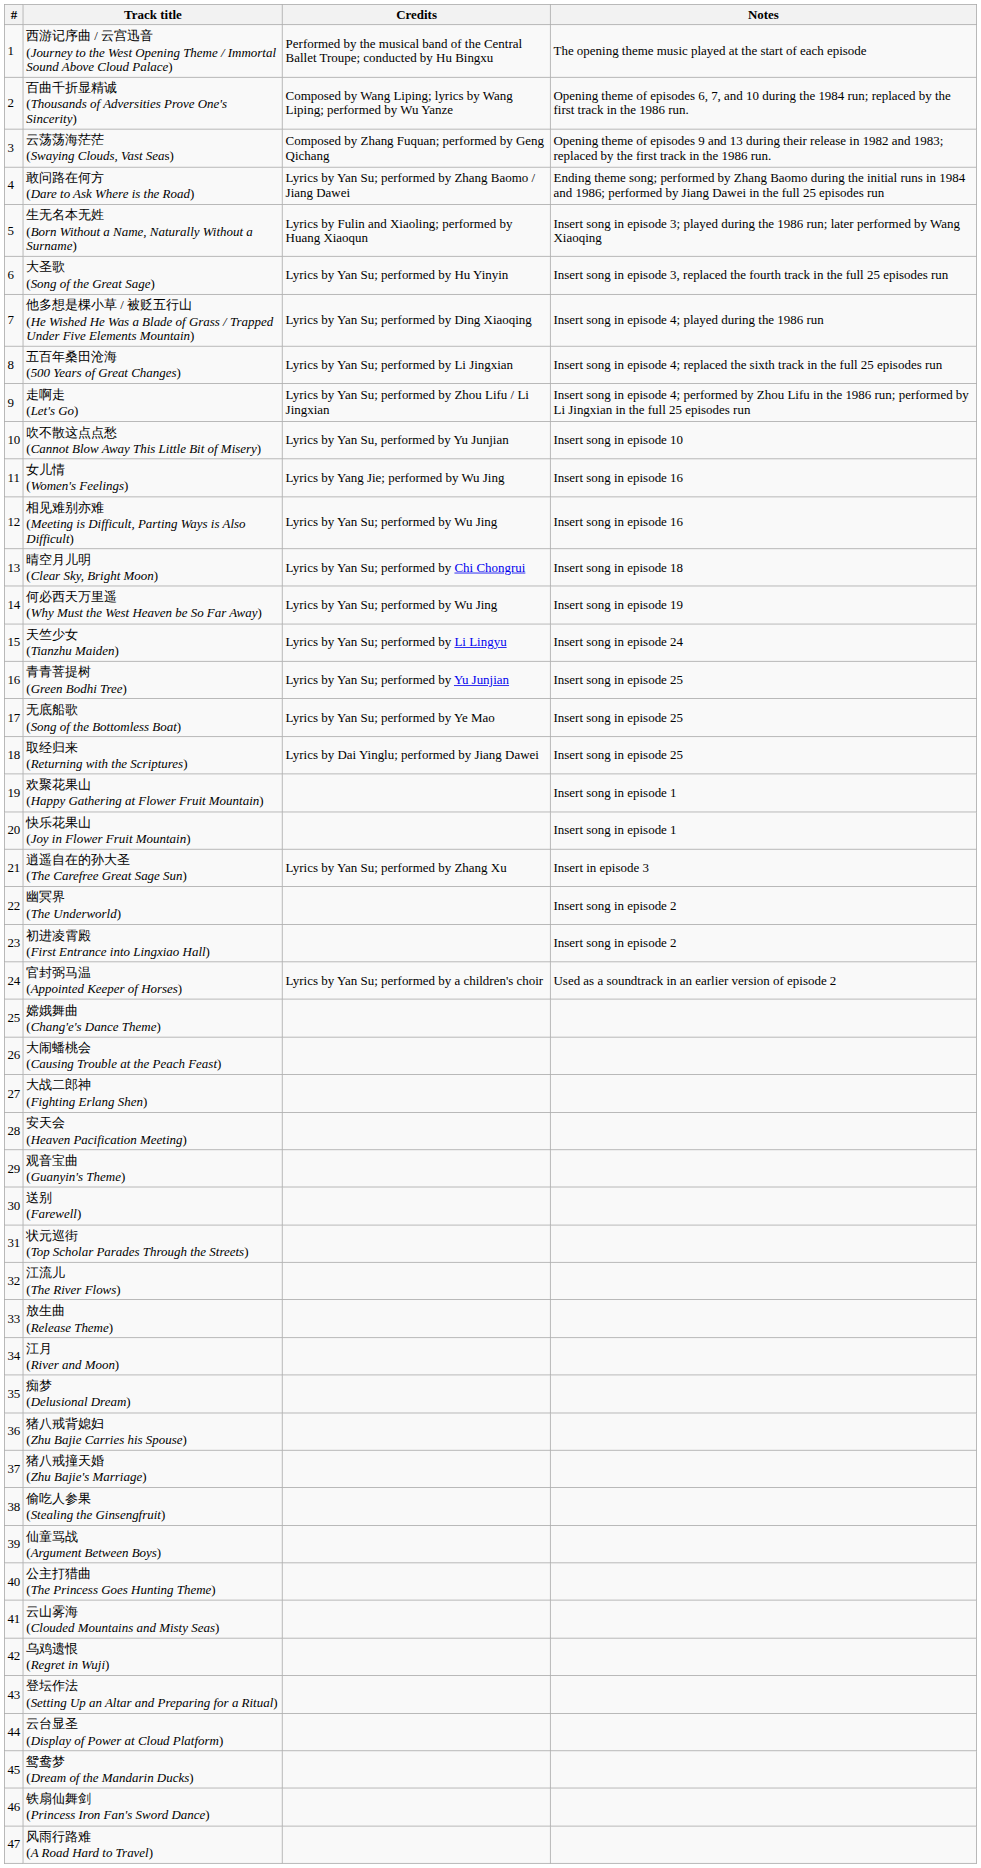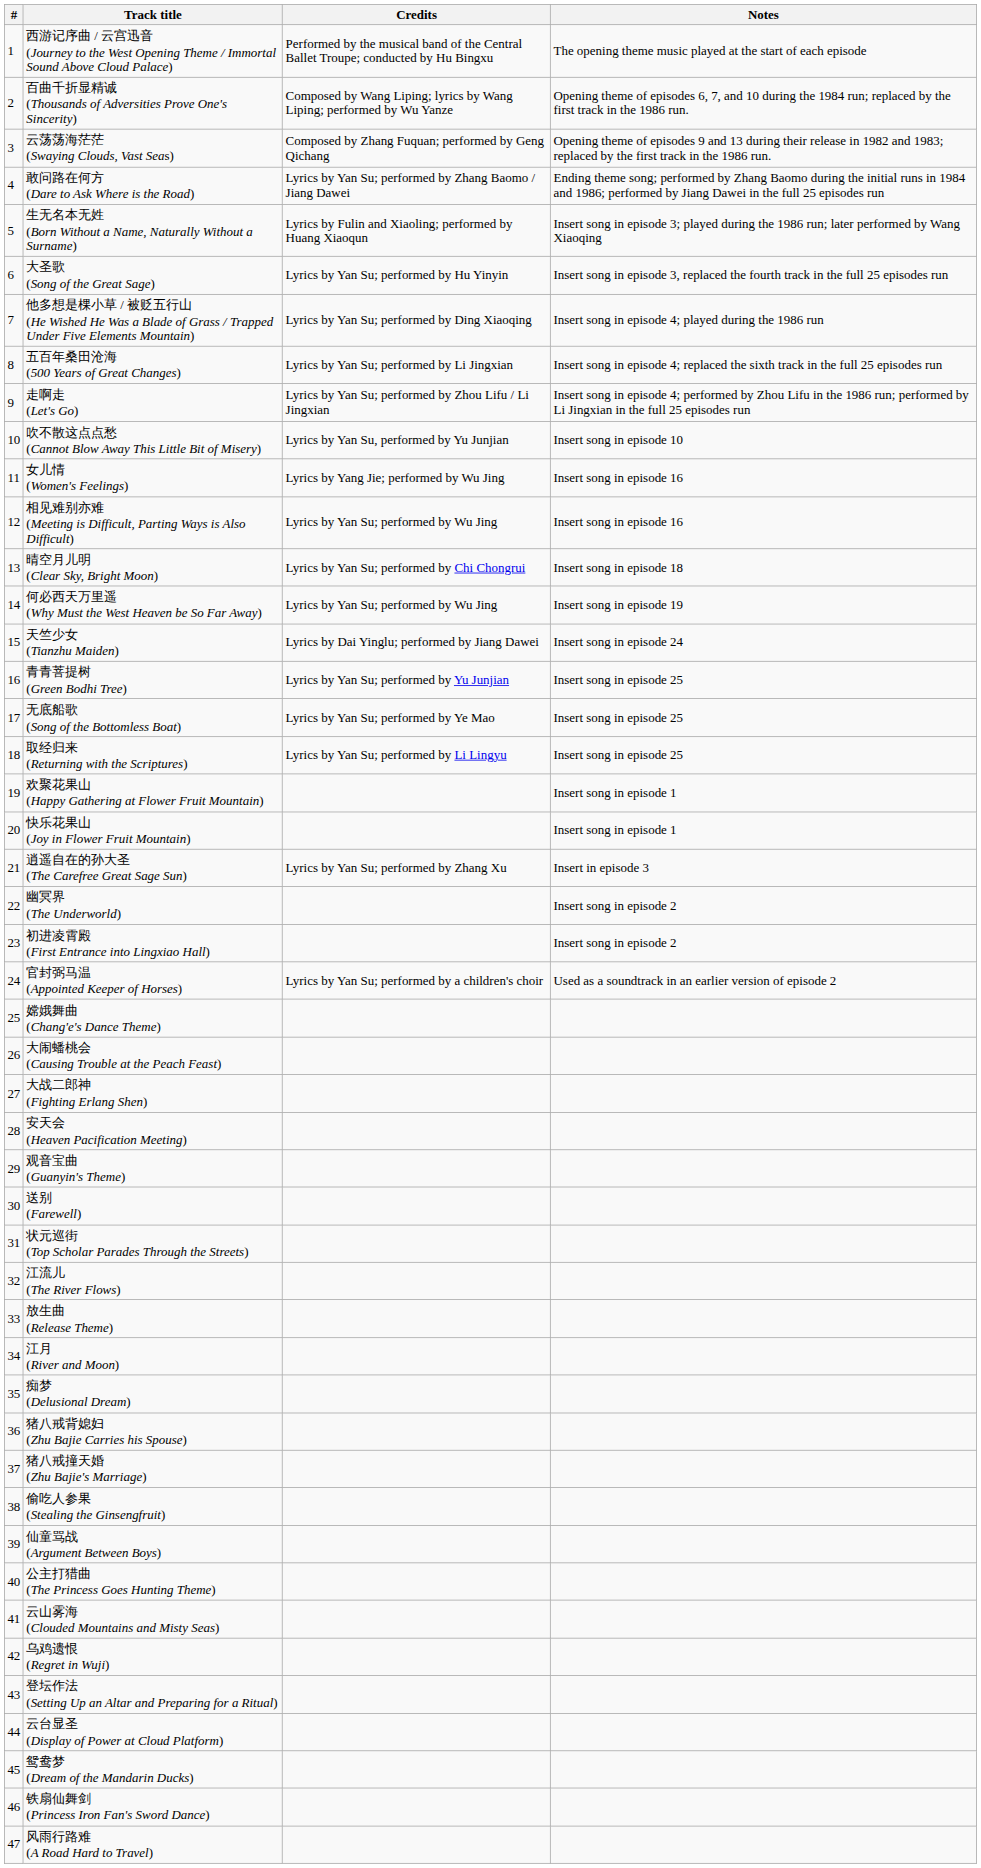(396, 642) Lyrics by Yan Su; performed by Li Lingyu -> (412, 642) Lyrics by Dai Yinglu; performed by Jiang Dawei
(412, 755) Lyrics by Dai Yinglu; performed by Jiang Dawei -> (396, 755) Lyrics by Yan Su; performed by Li Lingyu
